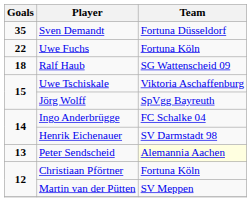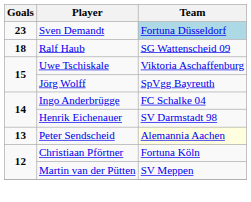(20, 30) 35 -> (20, 30) 23
(183, 30) no background -> (183, 30) lightblue background
- row: (64, 48)
